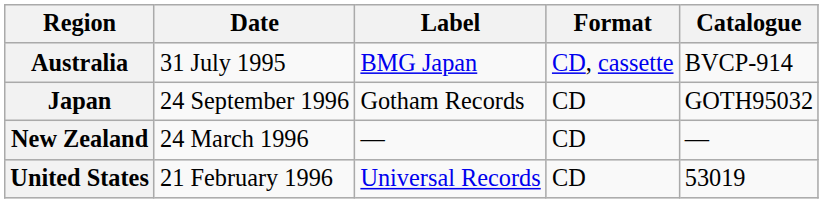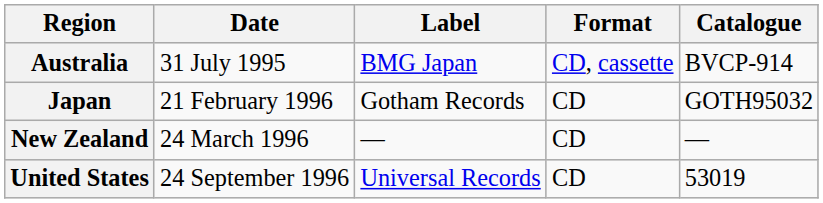(255, 100) 24 September 1996 -> (247, 100) 21 February 1996
(247, 178) 21 February 1996 -> (255, 178) 24 September 1996
